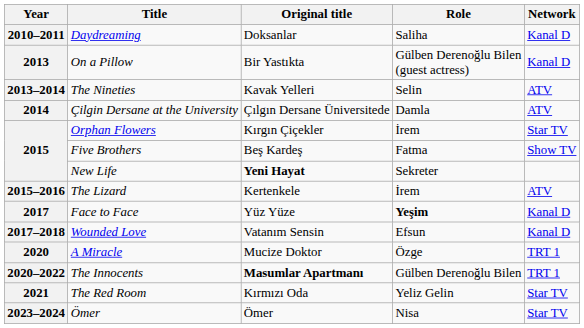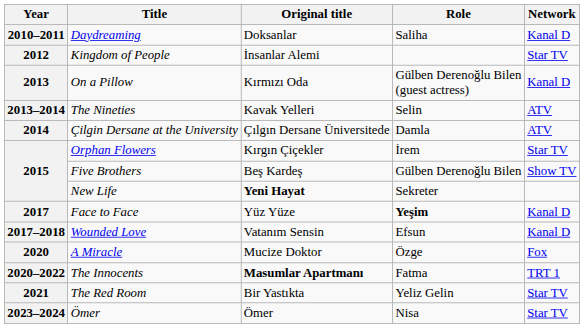+ row: (120, 55)
(274, 62) Bir Yastıkta -> (276, 82) Kırmızı Oda
(411, 150) Fatma -> (458, 171) Gülben Derenoğlu Bilen
- row: (99, 191)
(544, 252) TRT 1 -> (537, 252) Fox
(458, 272) Gülben Derenoğlu Bilen -> (411, 272) Fatma
(276, 292) Kırmızı Oda -> (274, 292) Bir Yastıkta
